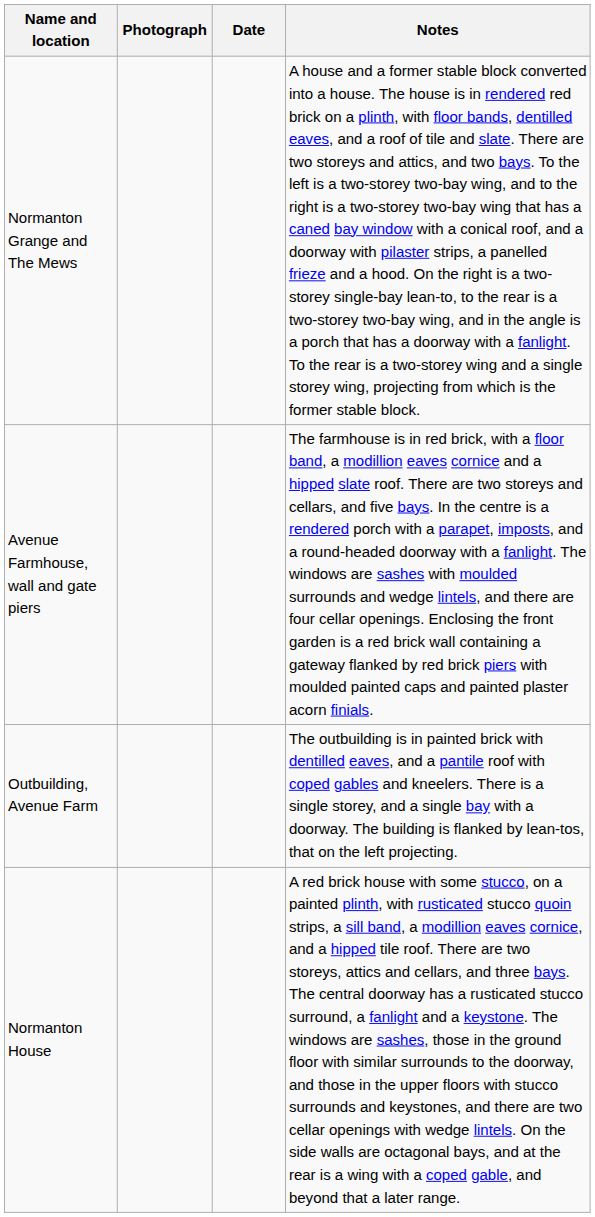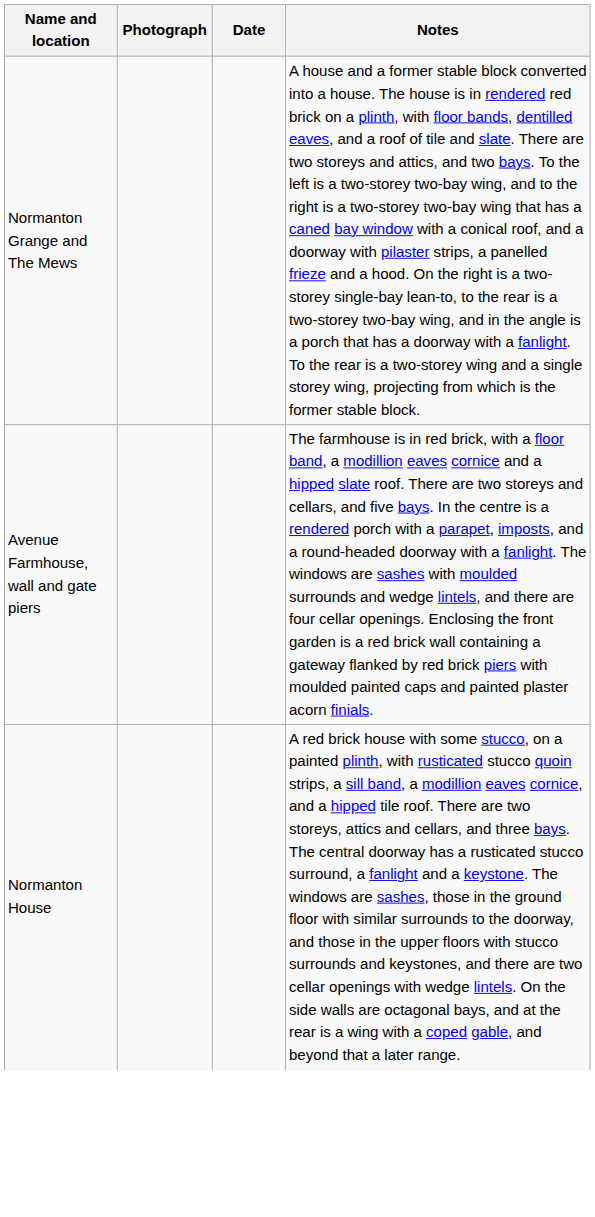- row: (53, 795)
